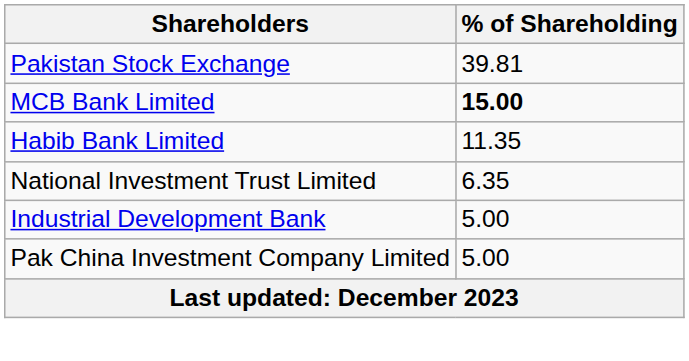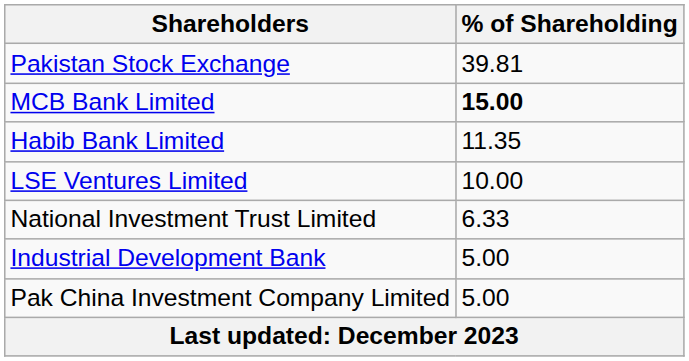+ row: (129, 180)
(485, 180) 6.35 -> (485, 219) 6.33
